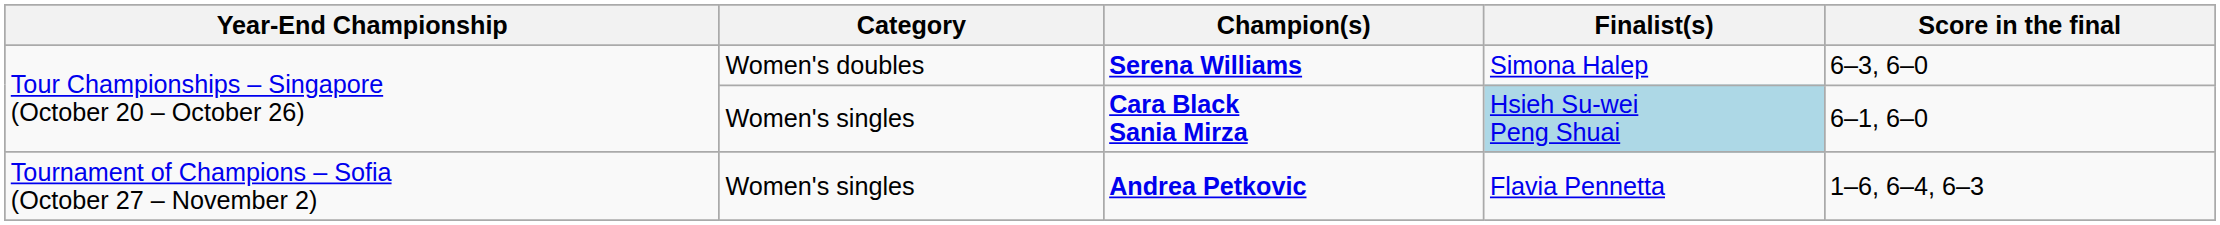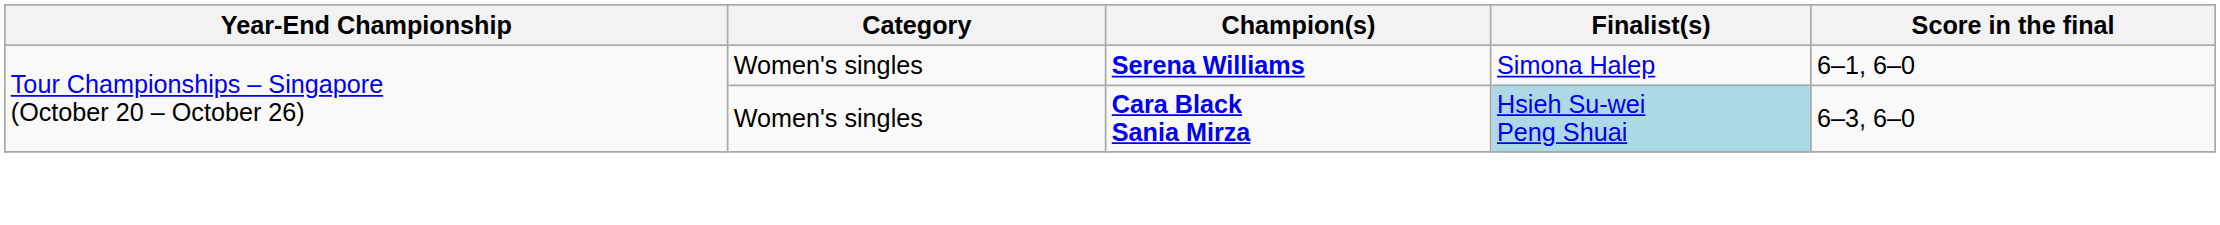(825, 65) Women's doubles -> (828, 65) Women's singles
(1879, 65) 6–3, 6–0 -> (1866, 65) 6–1, 6–0
(1879, 119) 6–1, 6–0 -> (1866, 119) 6–3, 6–0
- row: (1208, 187)
